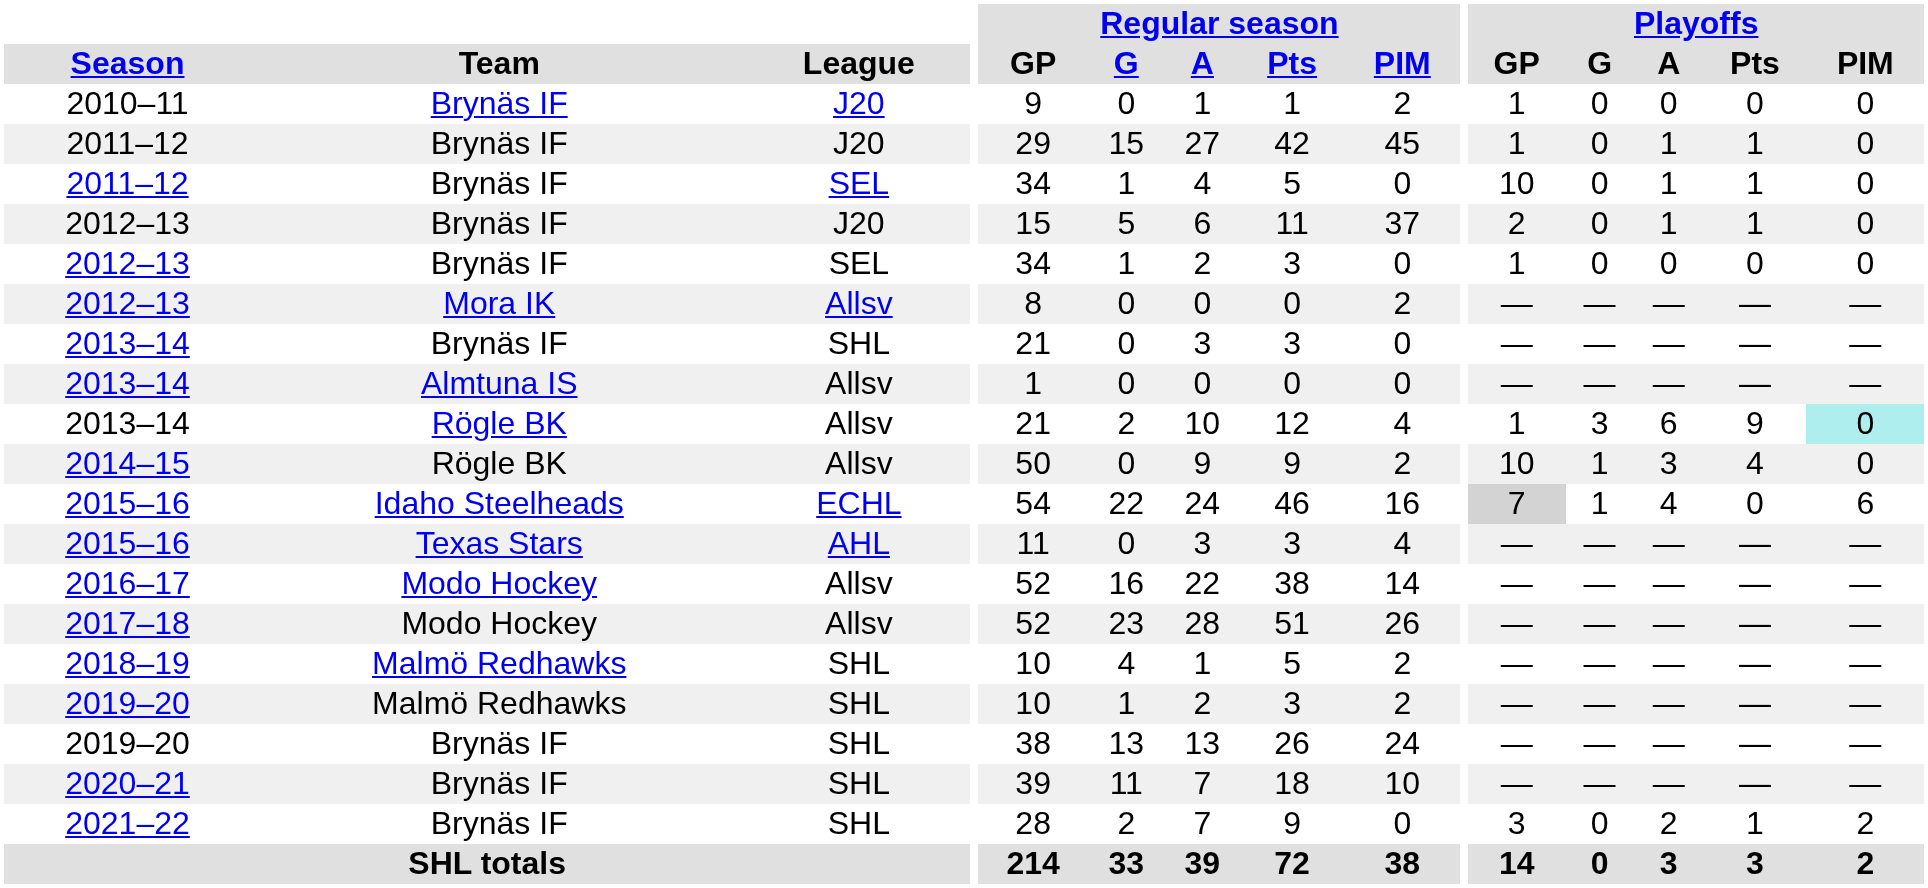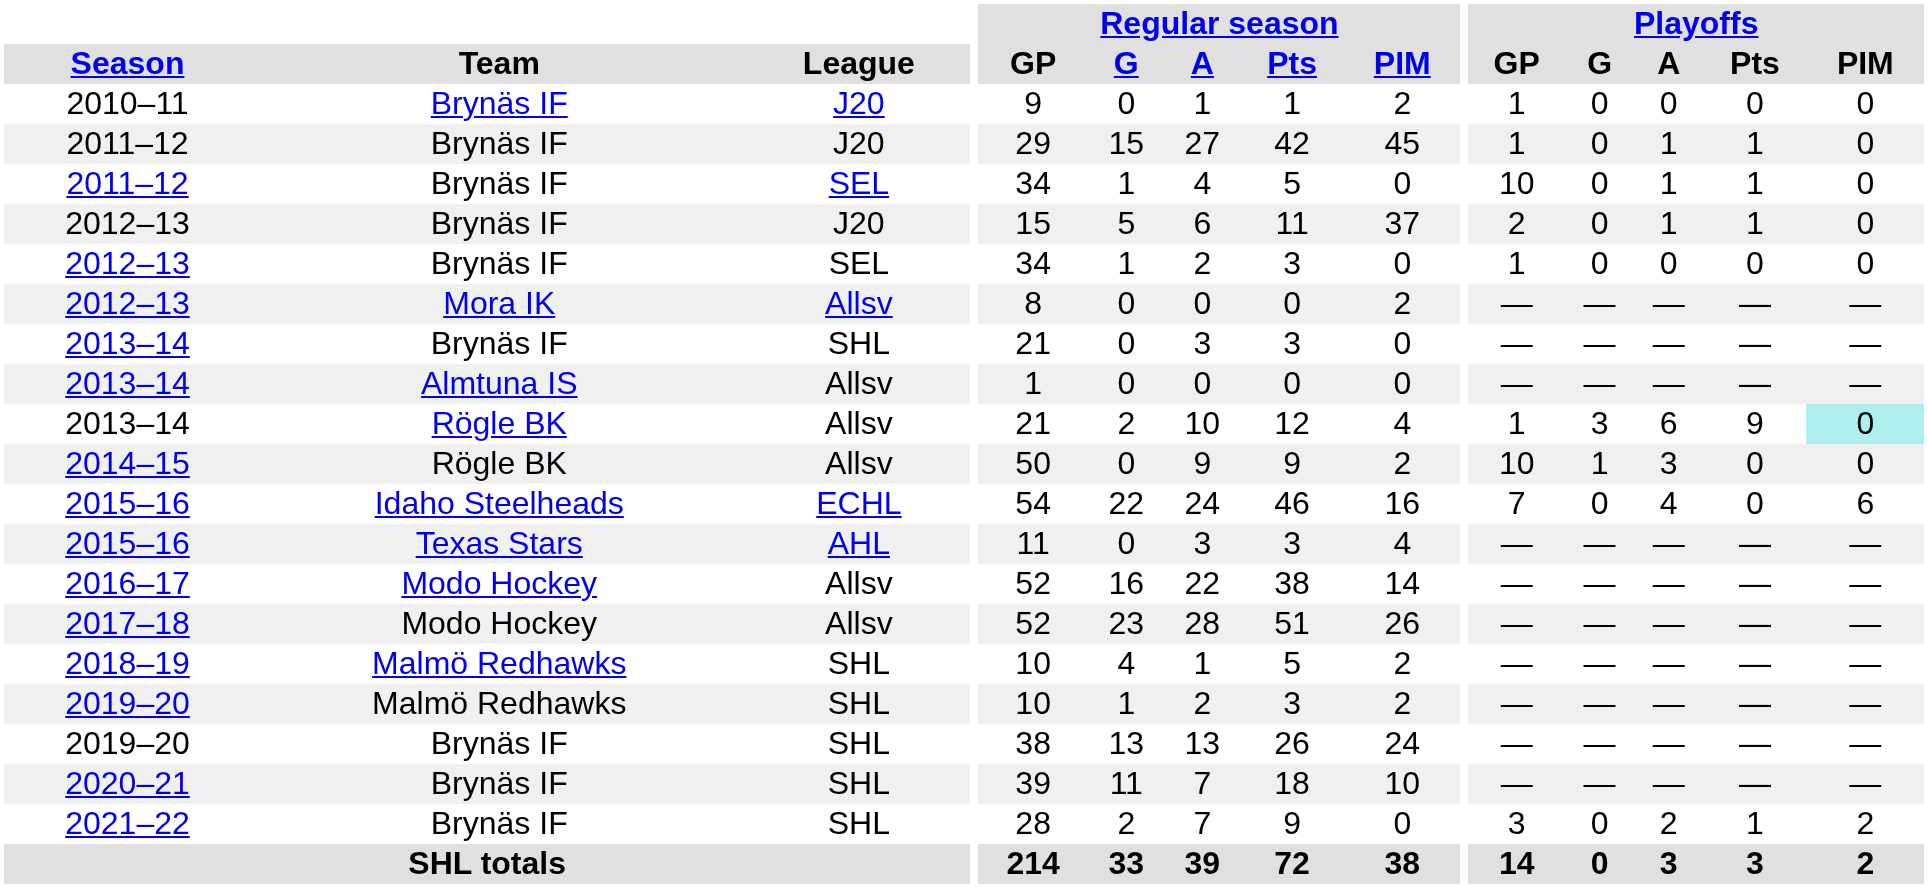(1755, 463) 4 -> (1755, 463) 0
(1517, 503) lightgrey background -> (1517, 503) no background
(1600, 503) 1 -> (1600, 503) 0
